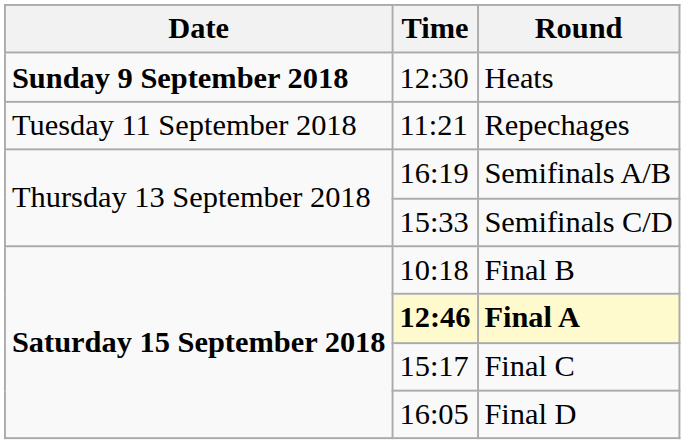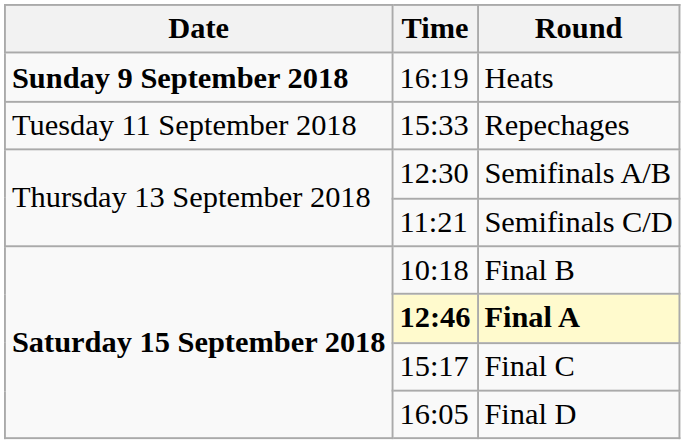(434, 76) 12:30 -> (434, 76) 16:19
(434, 125) 11:21 -> (434, 125) 15:33
(434, 173) 16:19 -> (434, 173) 12:30
(434, 221) 15:33 -> (434, 221) 11:21
